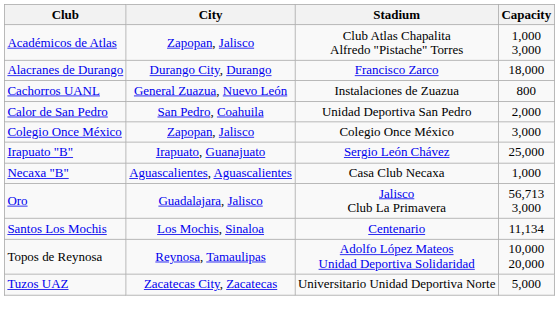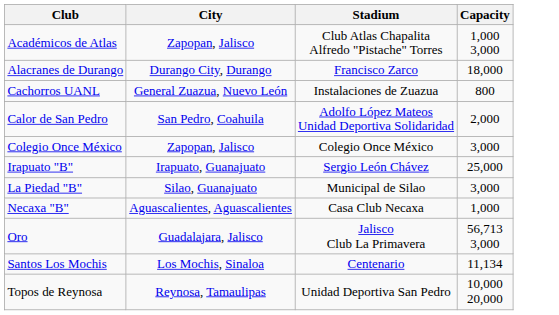(397, 111) Unidad Deportiva San Pedro -> (376, 118) Adolfo López Mateos Unidad Deportiva Solidaridad
+ row: (45, 187)
(397, 256) Adolfo López Mateos Unidad Deportiva Solidaridad -> (376, 291) Unidad Deportiva San Pedro
- row: (38, 284)
